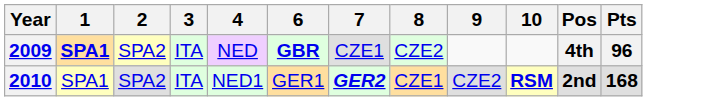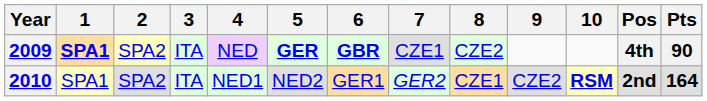+ column: (298, 19)
(622, 50) 96 -> (682, 50) 90
(359, 80) bold -> (419, 80) normal
(622, 80) 168 -> (682, 80) 164
